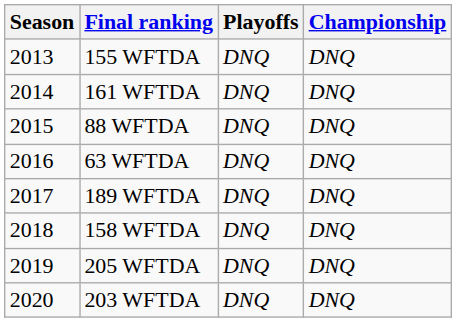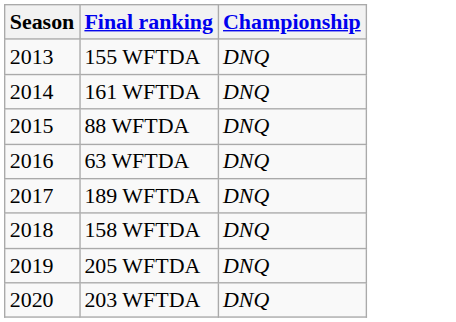- column: (261, 21)
